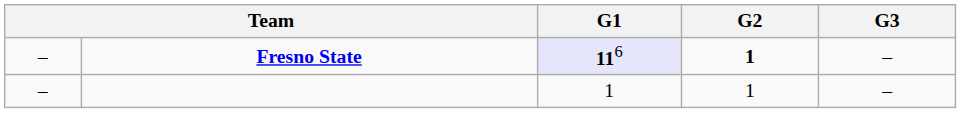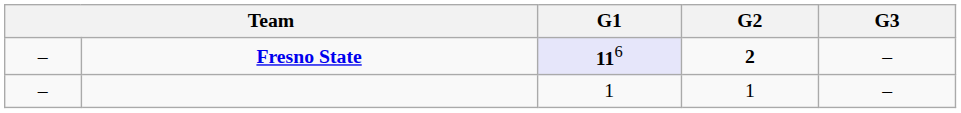(750, 56) 1 -> (750, 56) 2
